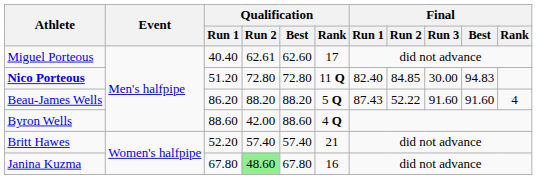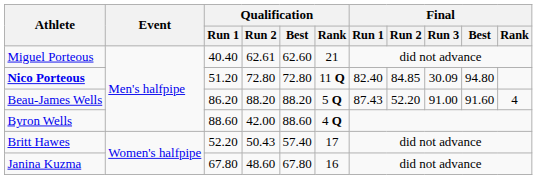(332, 57) 17 -> (332, 57) 21
(443, 78) 30.00 -> (443, 78) 30.09
(480, 78) 94.83 -> (480, 78) 94.80
(406, 99) 52.22 -> (406, 99) 52.20
(443, 99) 91.60 -> (443, 99) 91.00
(261, 142) 57.40 -> (261, 142) 50.43
(332, 142) 21 -> (332, 142) 17
(261, 164) lightgreen background -> (261, 164) no background
